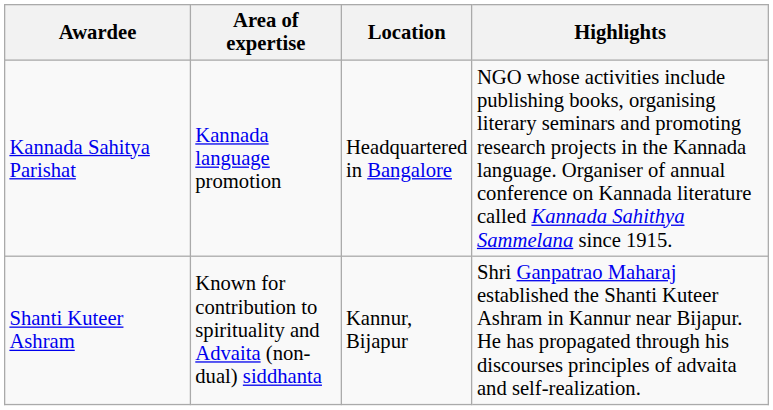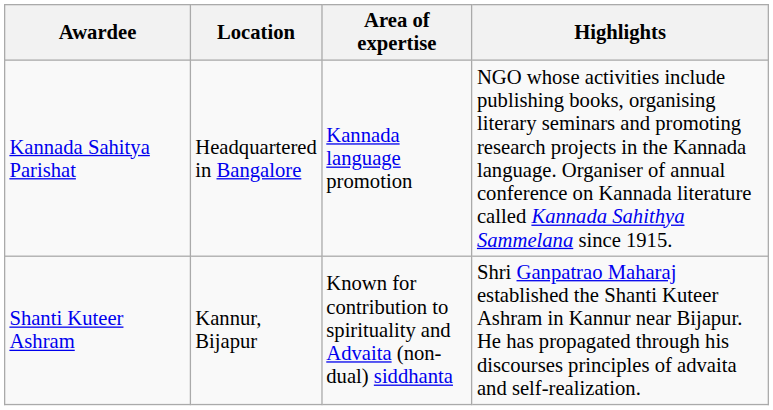columns swapped: (266, 32) <-> (407, 32)
